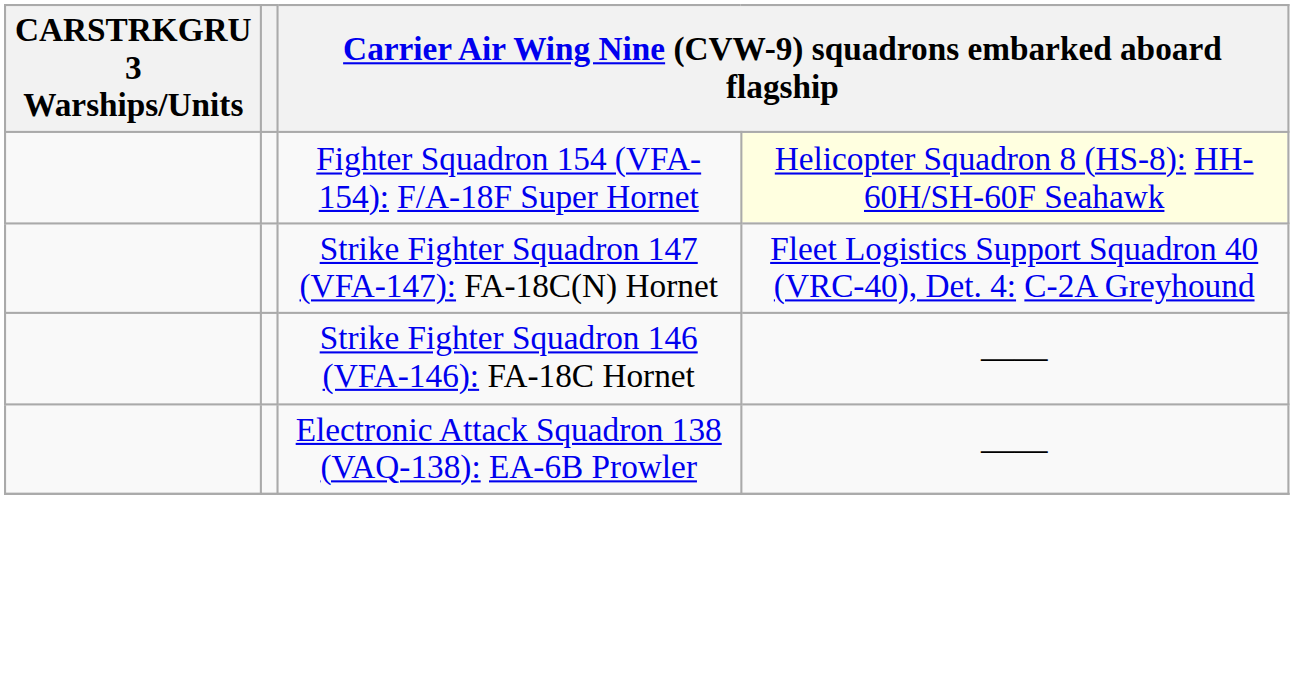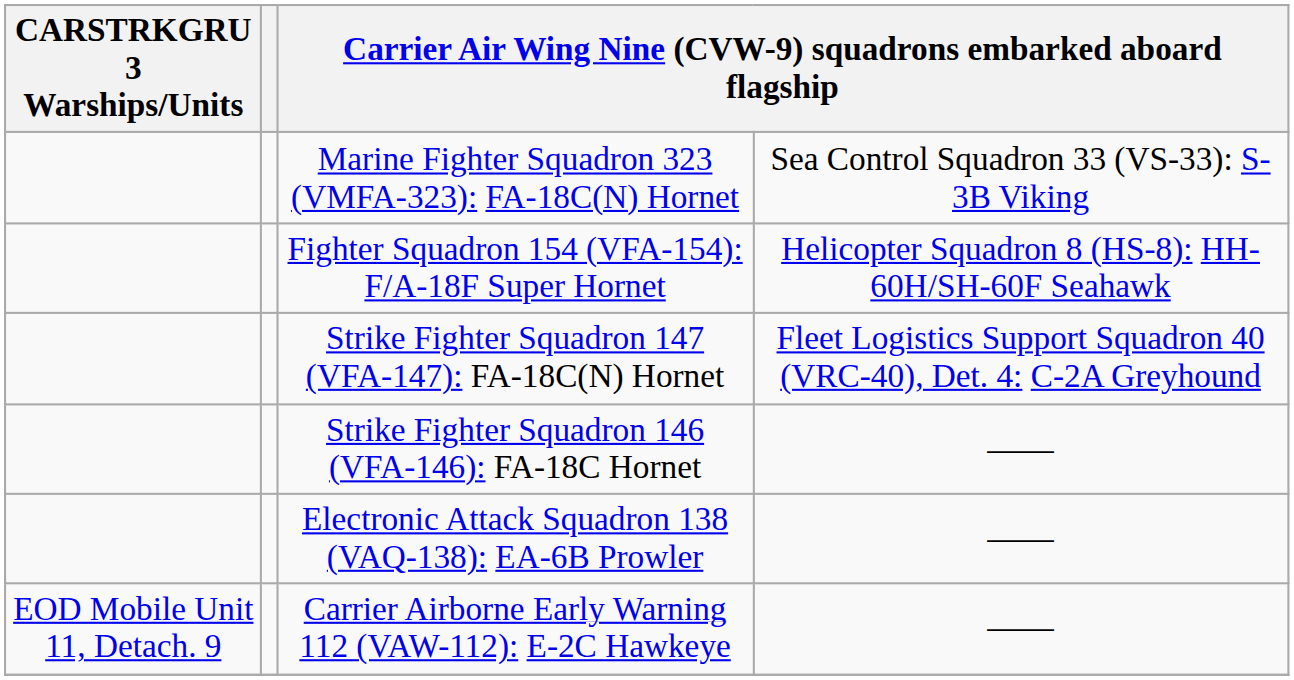+ row: (515, 177)
(1014, 177) lightyellow background -> (1021, 267) no background
+ row: (515, 628)
